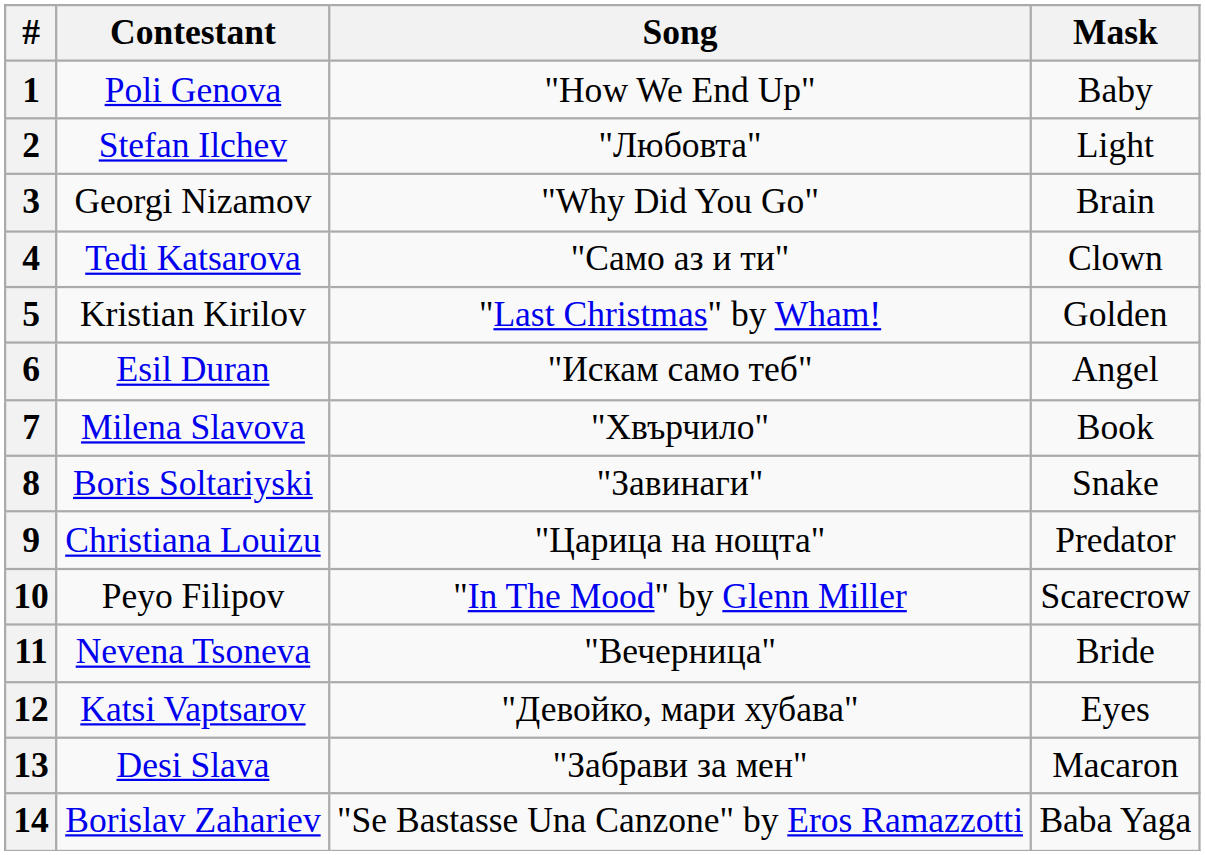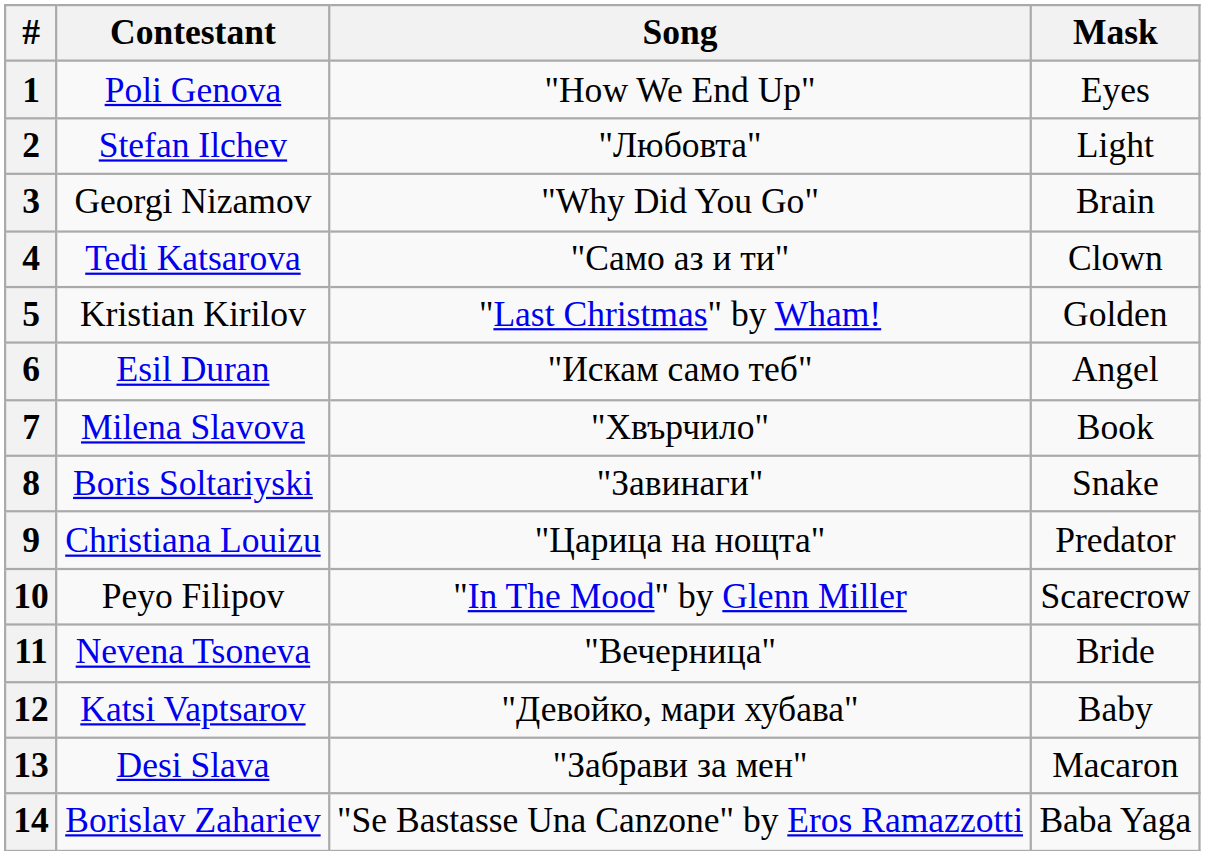(1115, 88) Baby -> (1115, 88) Eyes
(1115, 708) Eyes -> (1115, 708) Baby
